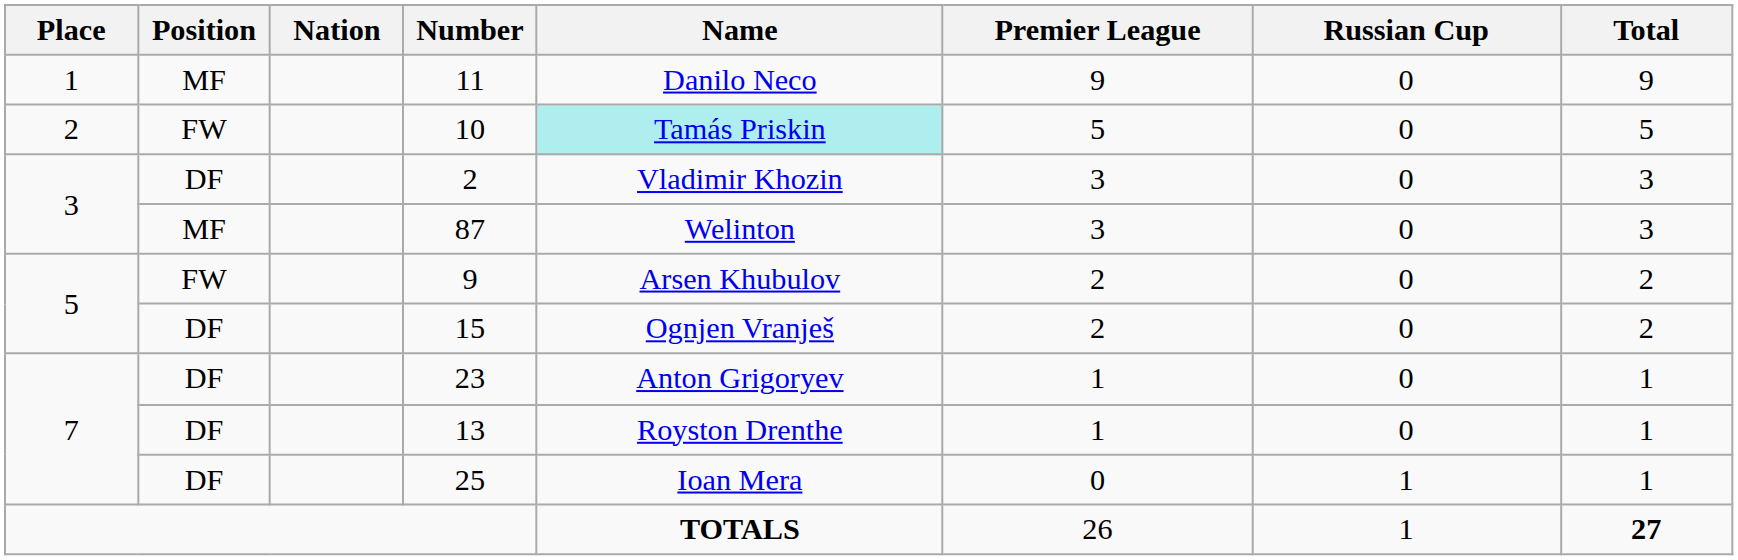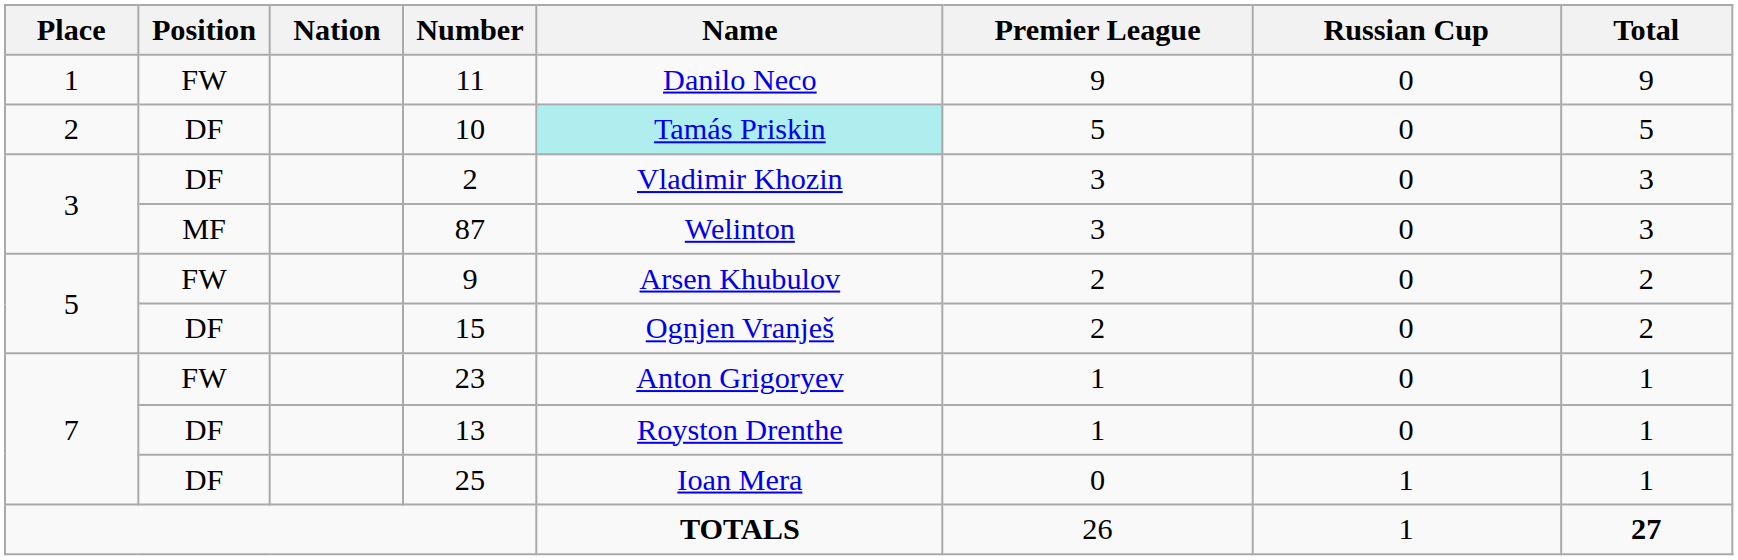(204, 79) MF -> (204, 79) FW
(204, 129) FW -> (204, 129) DF
(204, 378) DF -> (204, 378) FW
